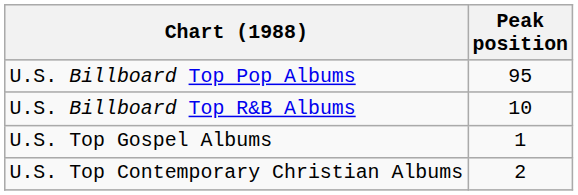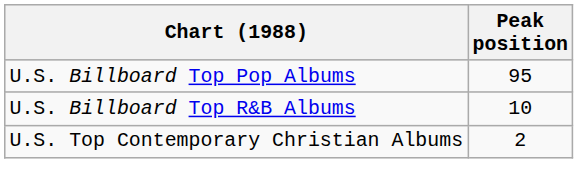- row: (141, 141)
